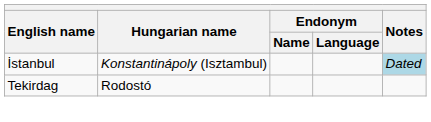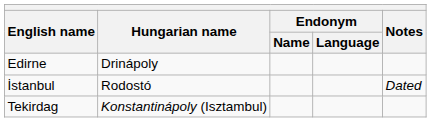+ row: (27, 63)
(184, 63) Konstantinápoly (Isztambul) -> (126, 85) Rodostó
(404, 63) lightblue background -> (404, 85) no background
(126, 85) Rodostó -> (184, 106) Konstantinápoly (Isztambul)
